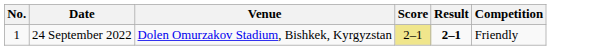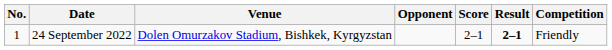+ column: (425, 14)
(413, 34) khaki background -> (474, 34) no background
